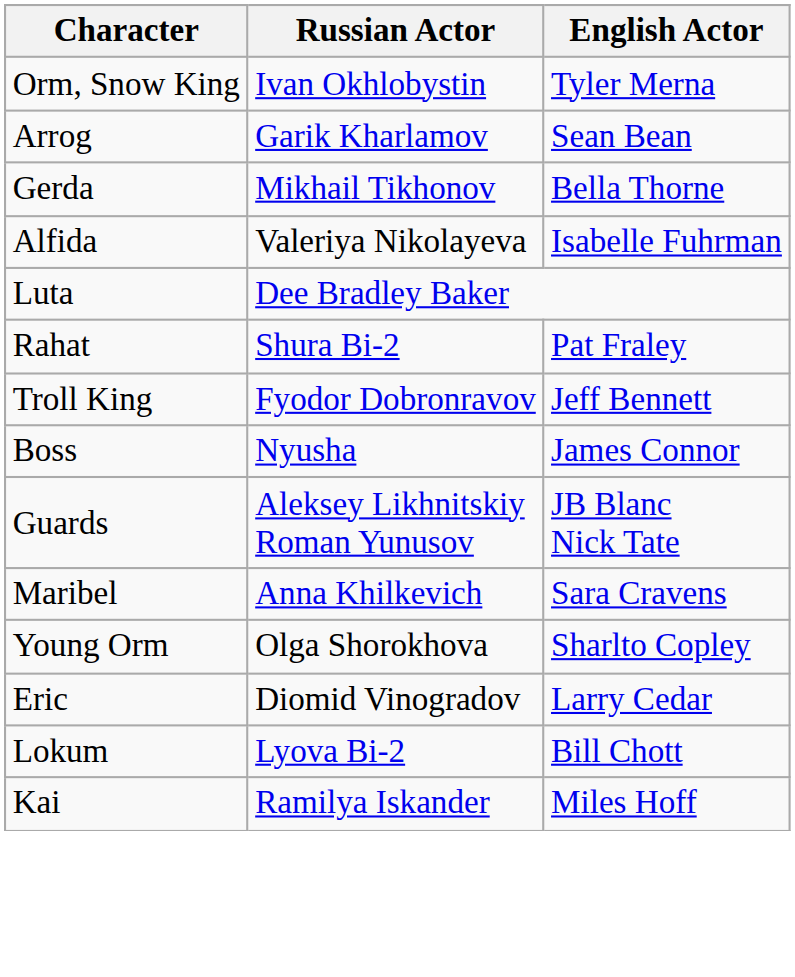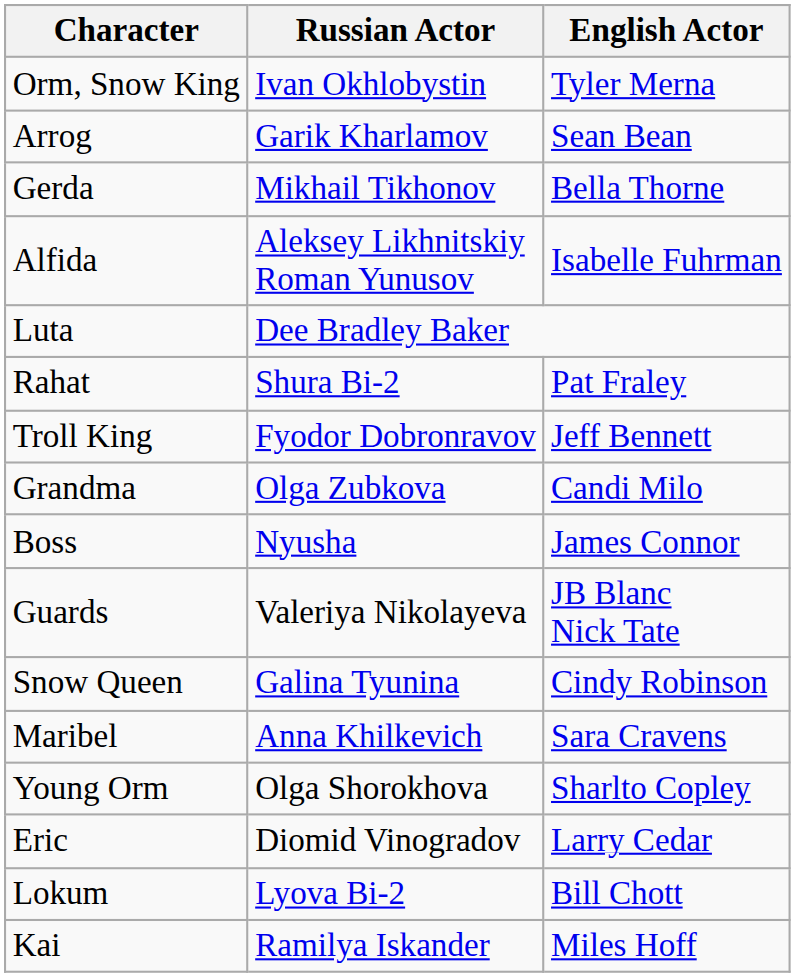(391, 240) Valeriya Nikolayeva -> (390, 259) Aleksey Likhnitskiy Roman Yunusov
+ row: (74, 488)
(390, 522) Aleksey Likhnitskiy Roman Yunusov -> (391, 611) Valeriya Nikolayeva
+ row: (98, 683)
